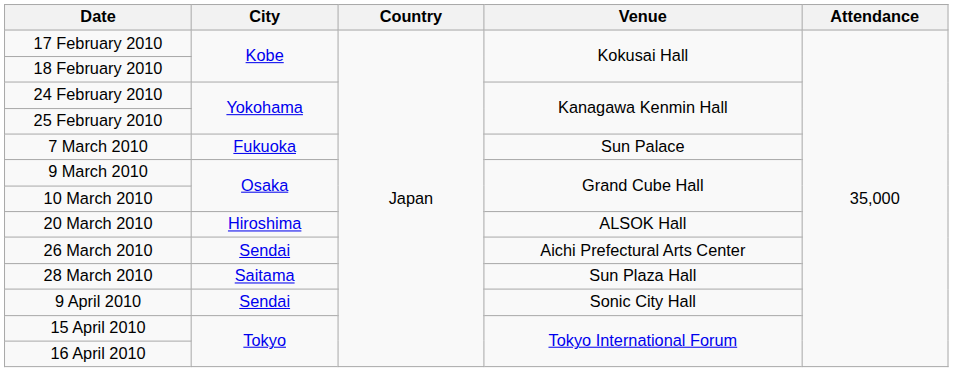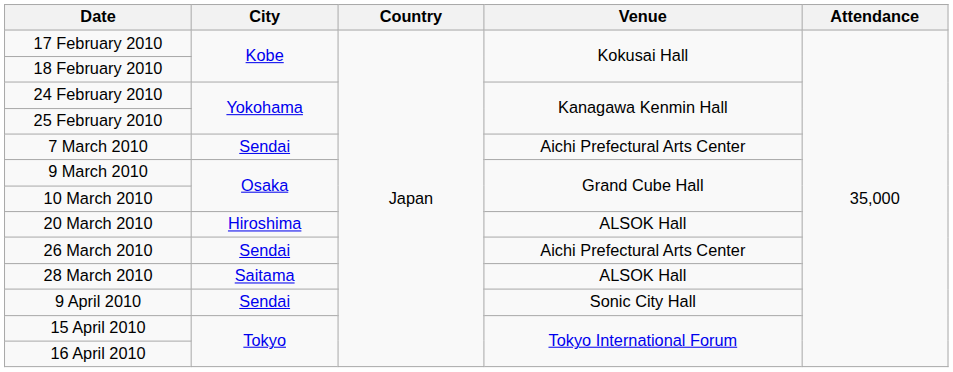(265, 146) Fukuoka -> (265, 146) Sendai
(643, 146) Sun Palace -> (643, 146) Aichi Prefectural Arts Center
(643, 276) Sun Plaza Hall -> (643, 276) ALSOK Hall
